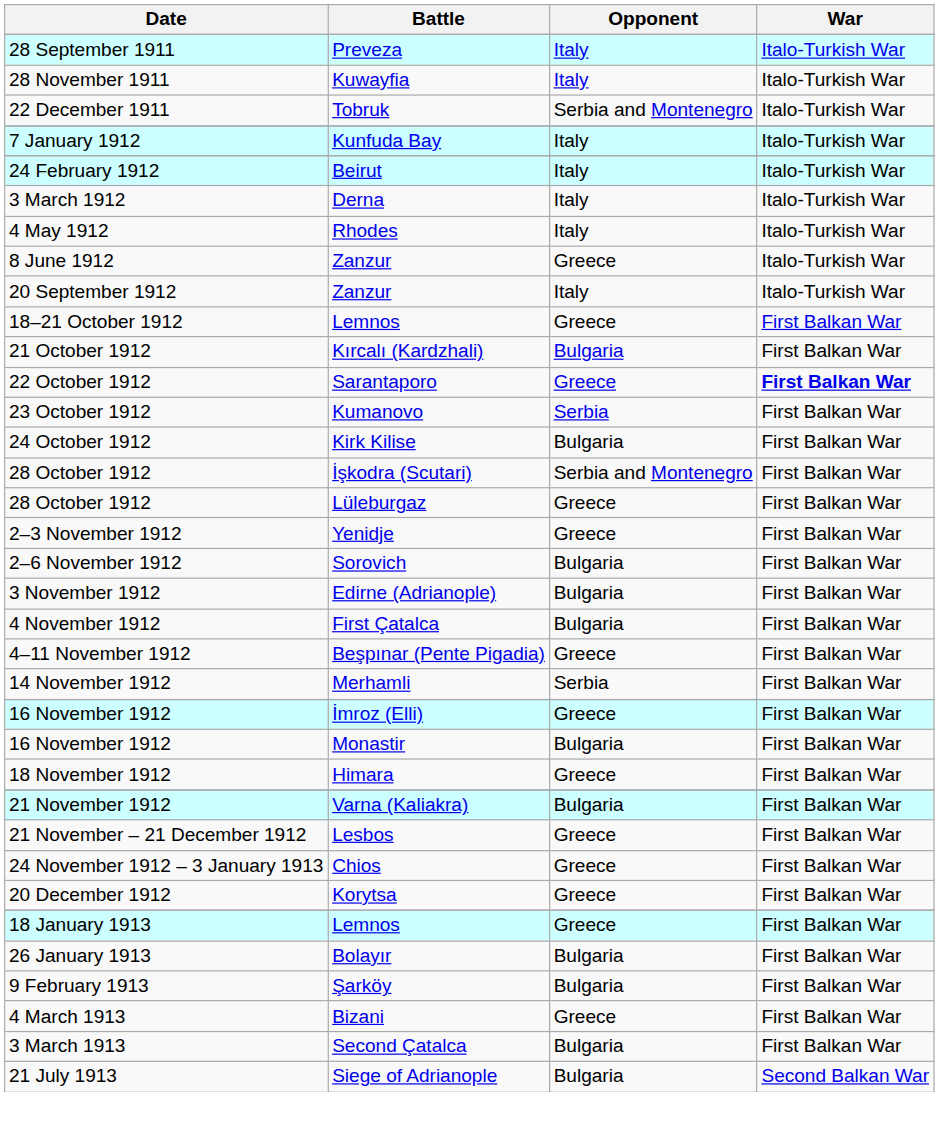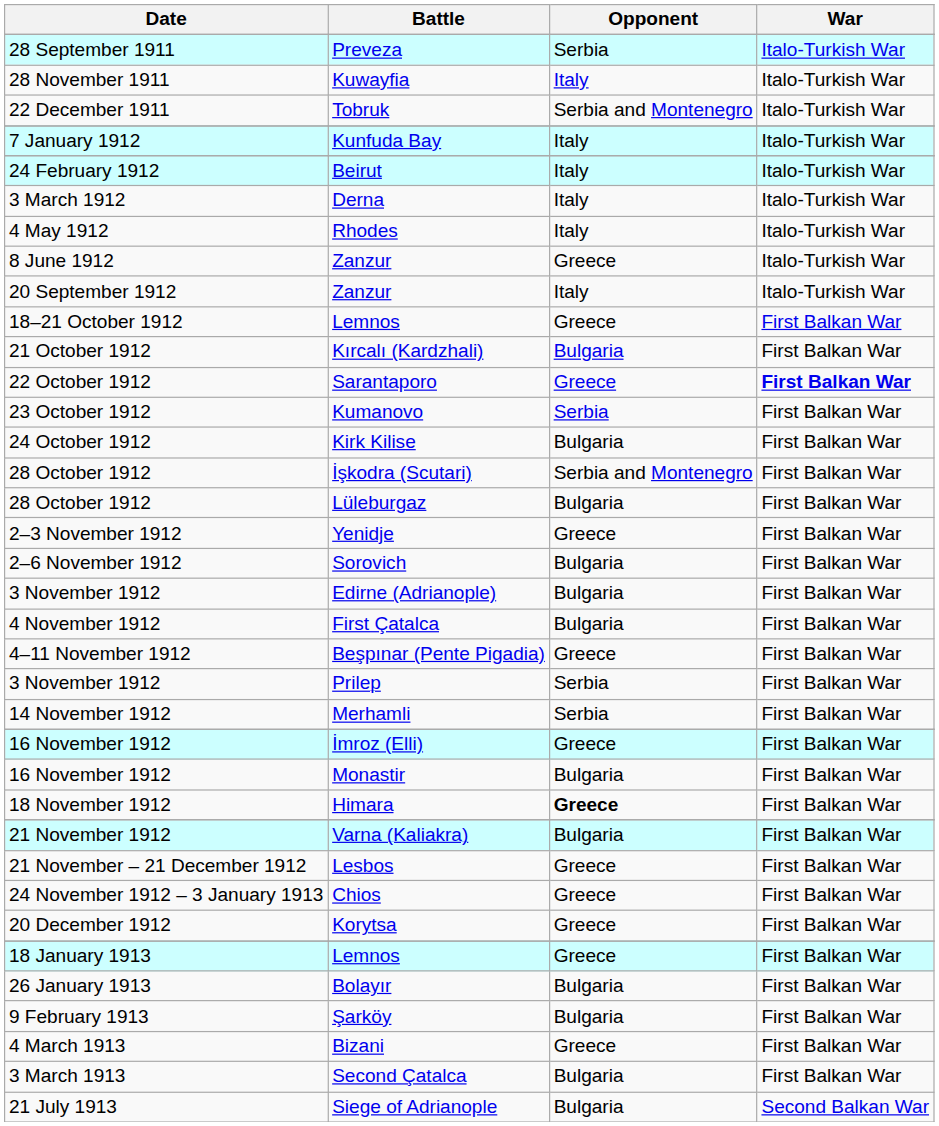(571, 49) Italy -> (581, 49) Serbia
(585, 502) Greece -> (589, 502) Bulgaria
+ row: (85, 683)
(585, 774) normal -> (586, 804) bold
